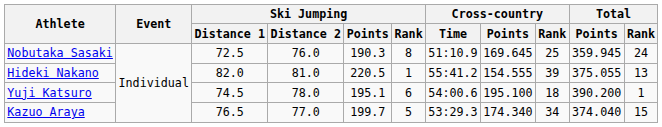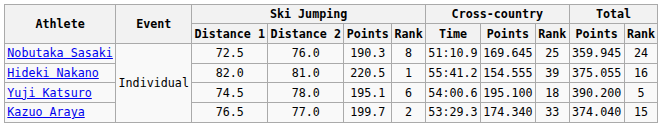(641, 73) 13 -> (641, 73) 16
(641, 93) 1 -> (641, 93) 5
(409, 112) 5 -> (409, 112) 2
(552, 112) 34 -> (552, 112) 33
